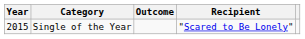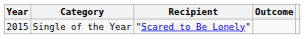columns swapped: (236, 12) <-> (155, 12)
